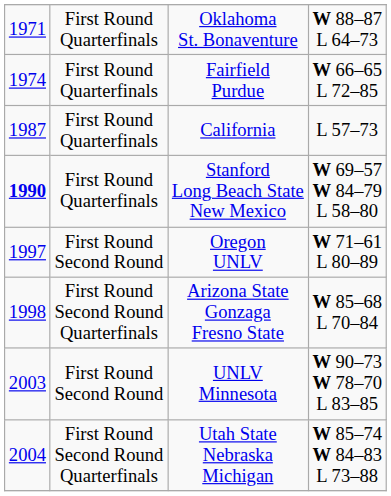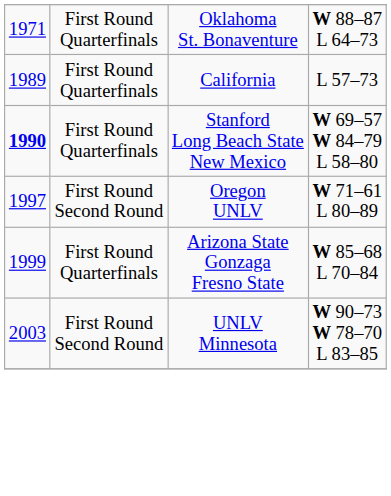- row: (238, 79)
(27, 130) 1987 -> (27, 79) 1989
(27, 312) 1998 -> (27, 262) 1999
(109, 312) First Round Second Round Quarterfinals -> (109, 262) First Round Quarterfinals
- row: (238, 454)
